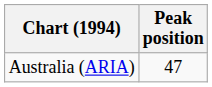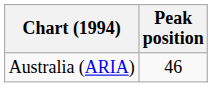(173, 67) 47 -> (173, 67) 46
